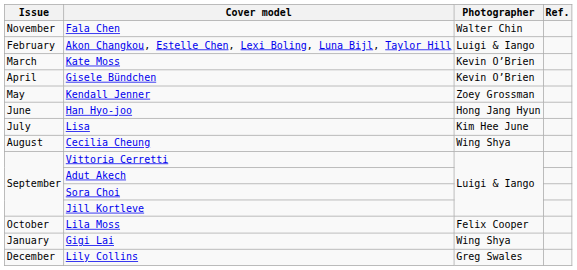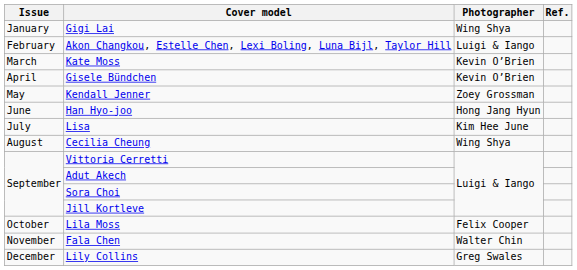rows swapped: (90, 241) <-> (93, 29)
